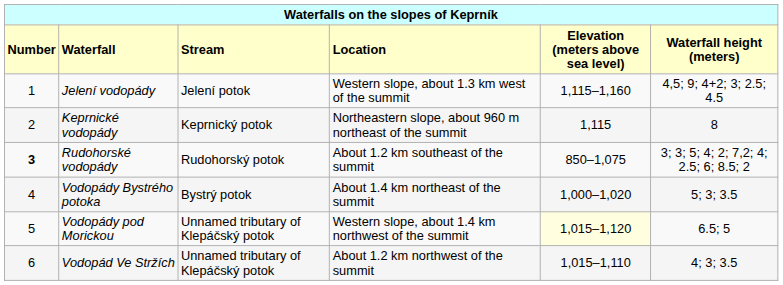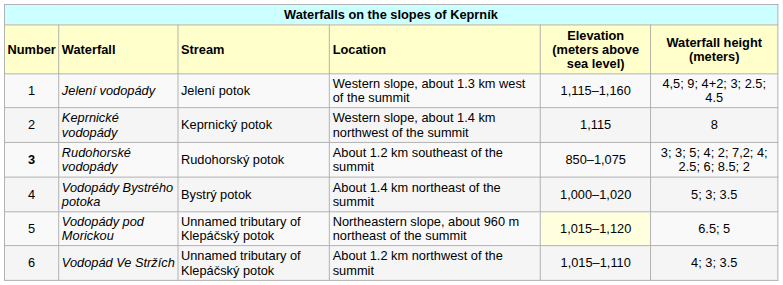(426, 126) Northeastern slope, about 960 m northeast of the summit -> (414, 126) Western slope, about 1.4 km northwest of the summit
(414, 229) Western slope, about 1.4 km northwest of the summit -> (426, 229) Northeastern slope, about 960 m northeast of the summit
